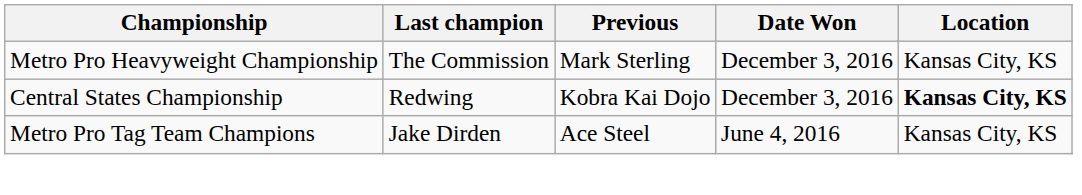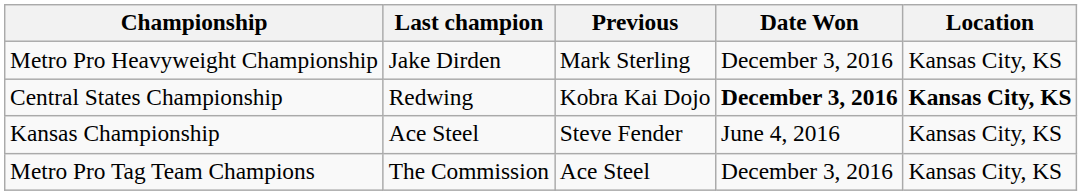(469, 60) The Commission -> (445, 60) Jake Dirden
(807, 97) normal -> (809, 97) bold
+ row: (115, 134)
(445, 134) Jake Dirden -> (469, 171) The Commission
(780, 134) June 4, 2016 -> (807, 171) December 3, 2016
